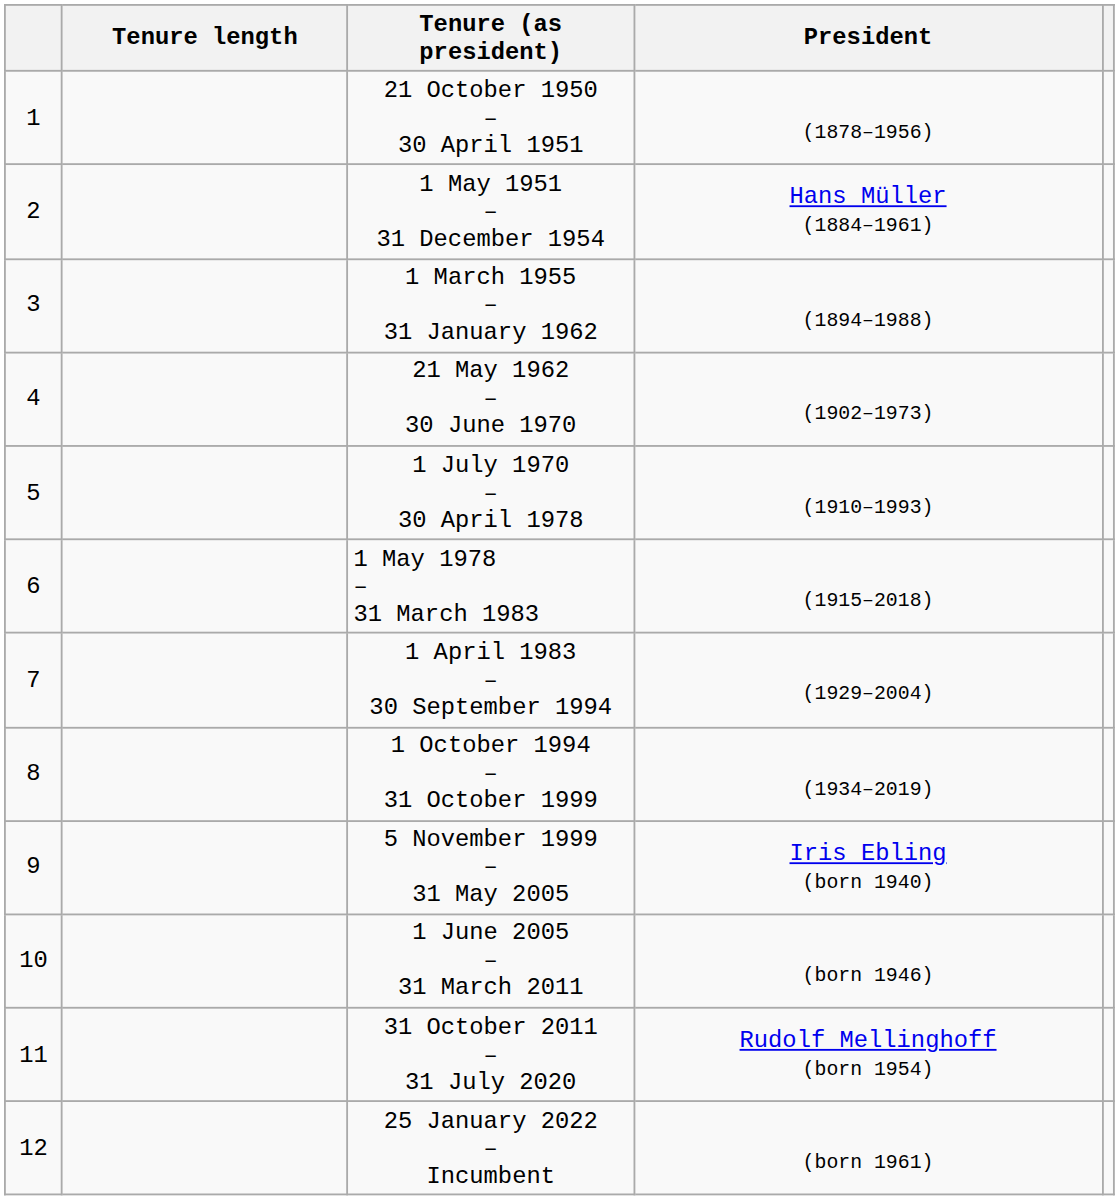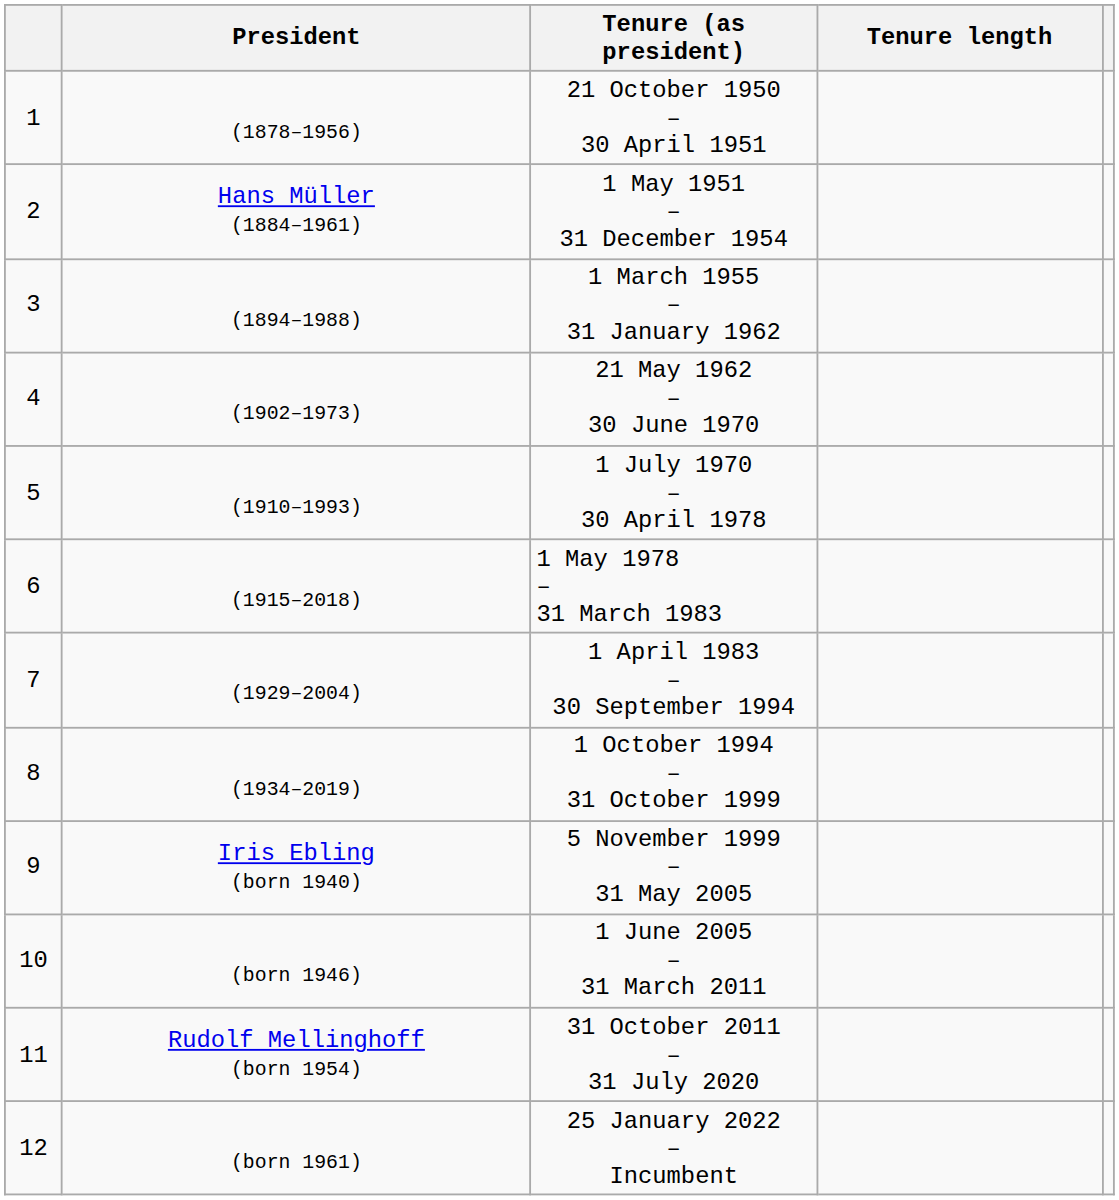columns swapped: (868, 38) <-> (205, 38)
